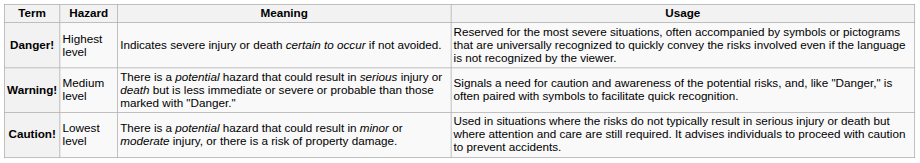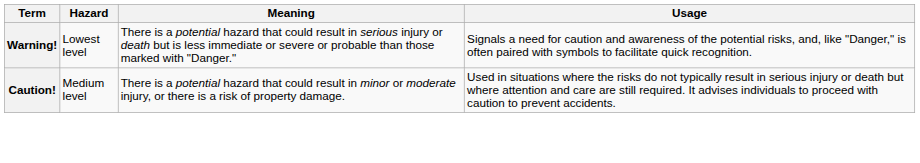- row: (32, 45)
(83, 90) Medium level -> (81, 45) Lowest level
(81, 135) Lowest level -> (83, 90) Medium level
